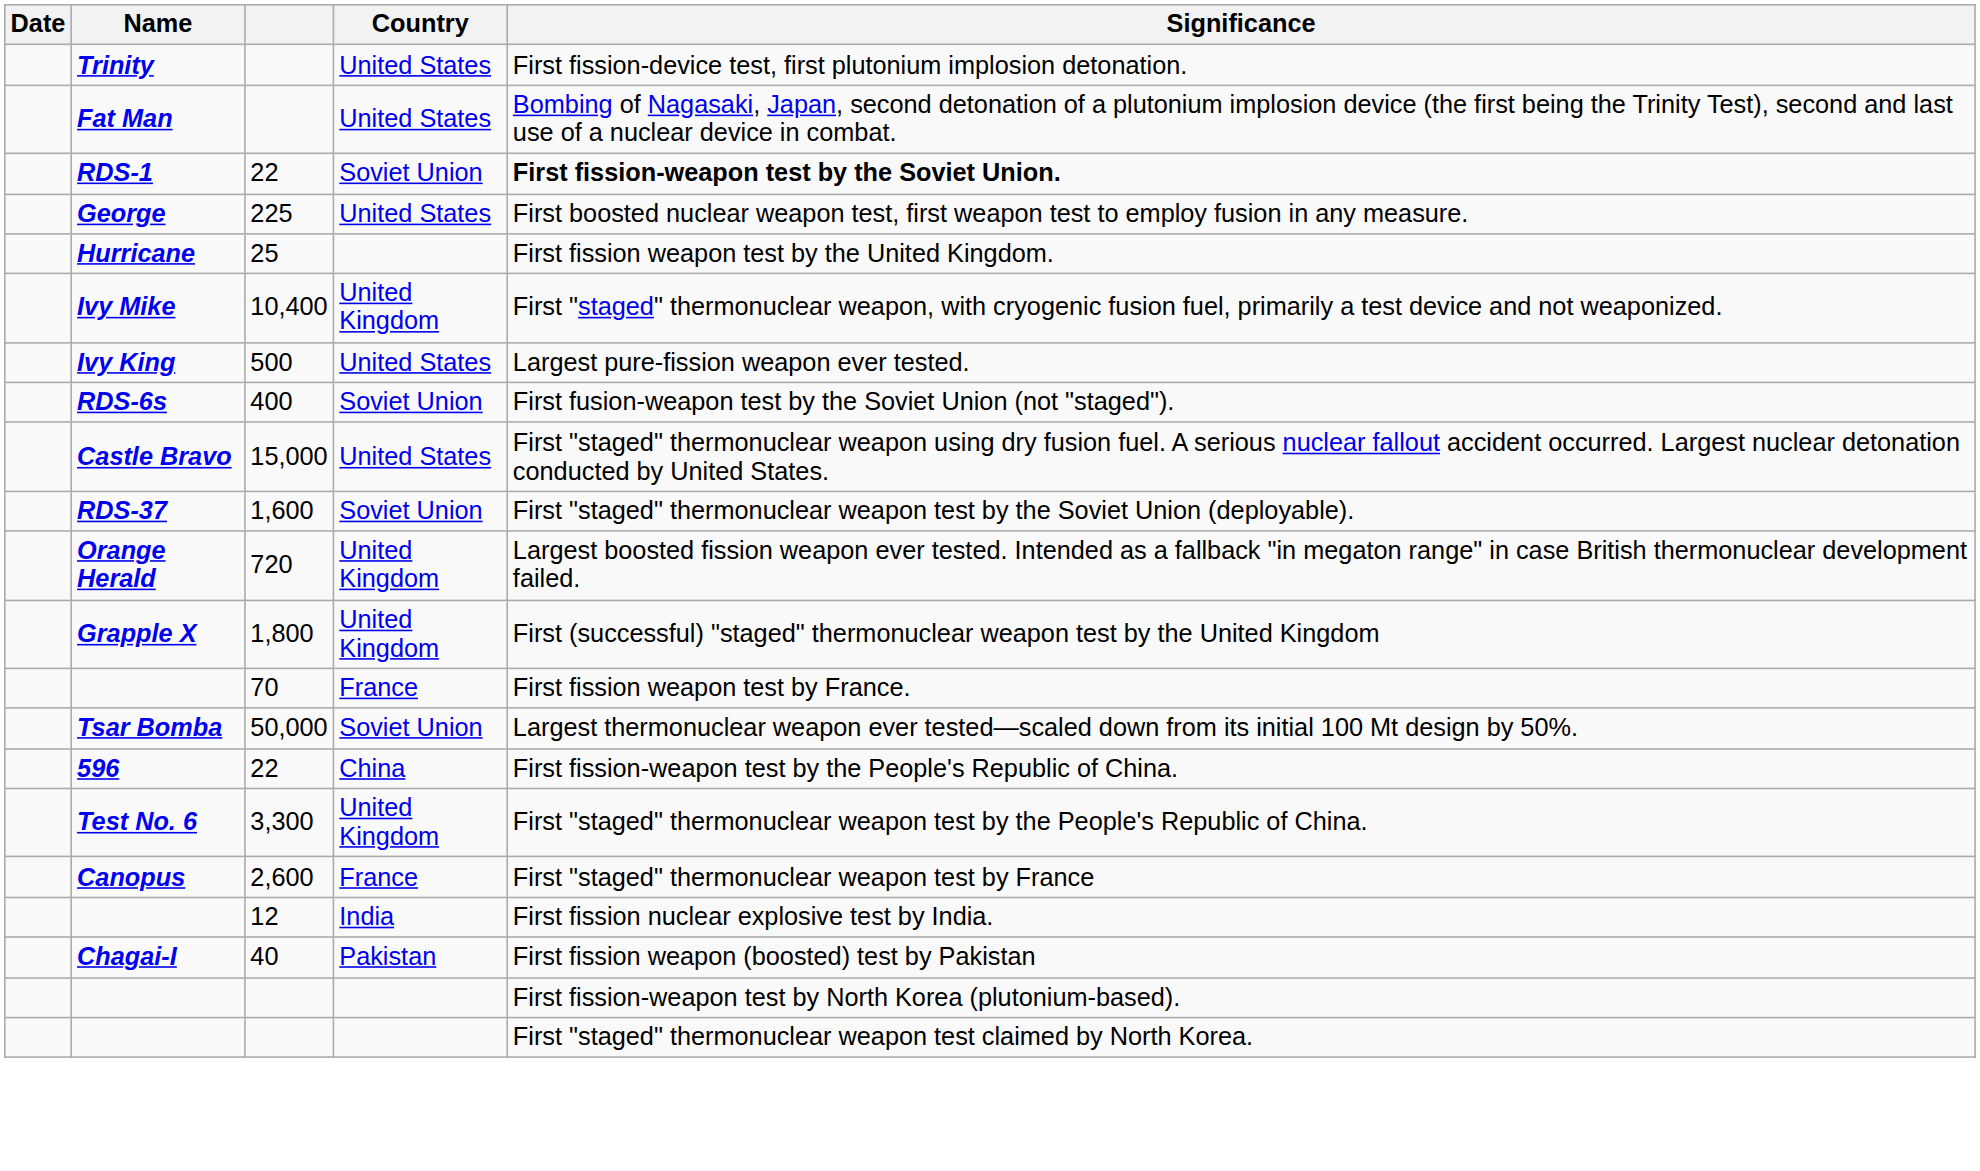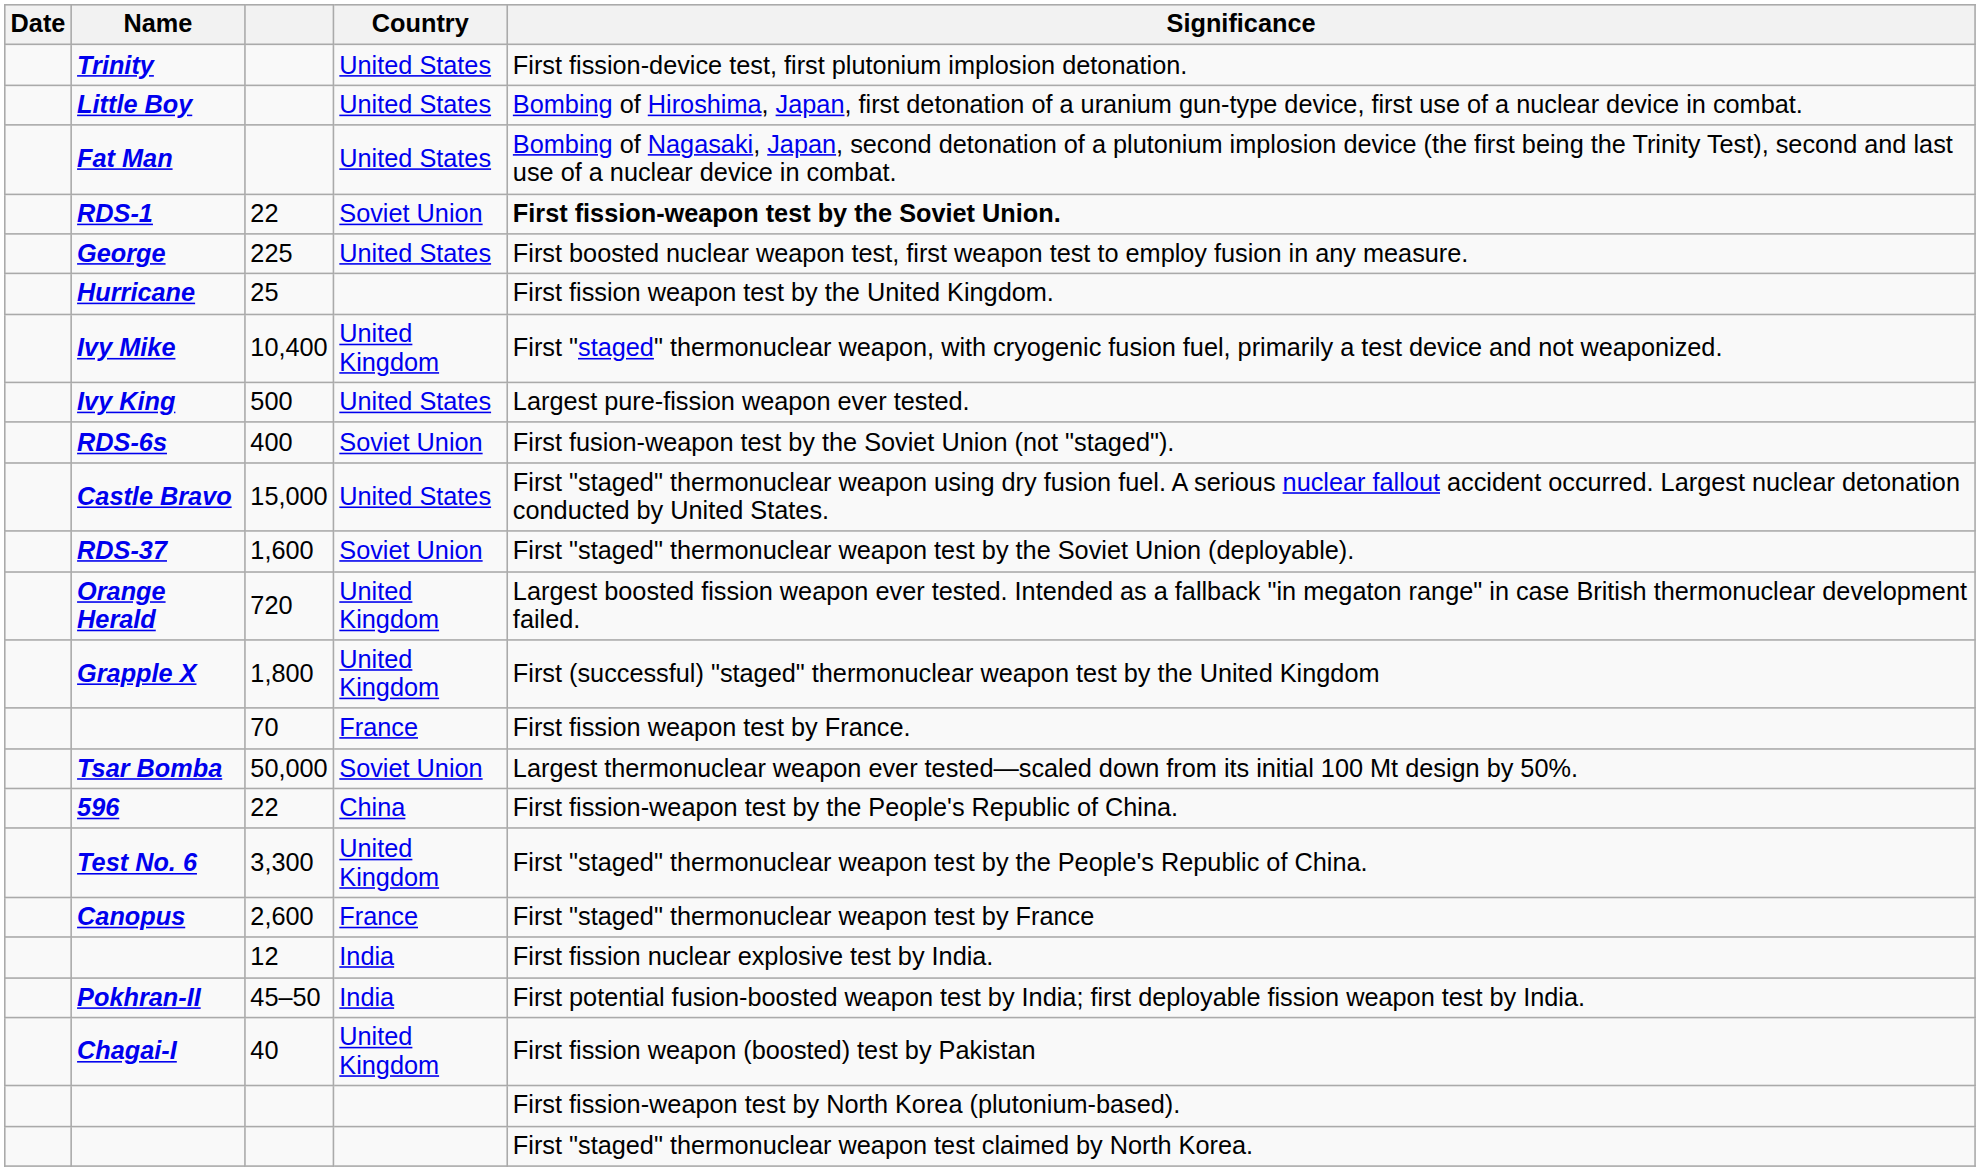+ row: (135, 104)
+ row: (139, 997)
(388, 956) Pakistan -> (389, 1051) United Kingdom
